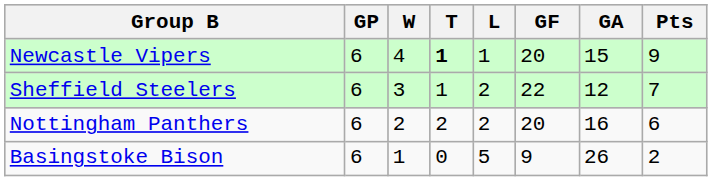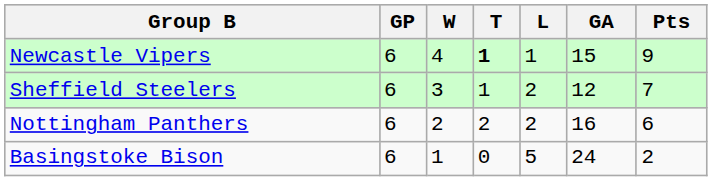- column: (547, 22)
(597, 158) 26 -> (584, 158) 24
